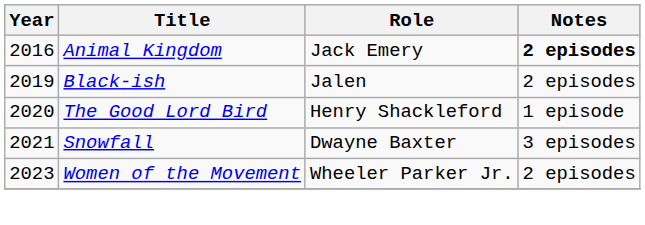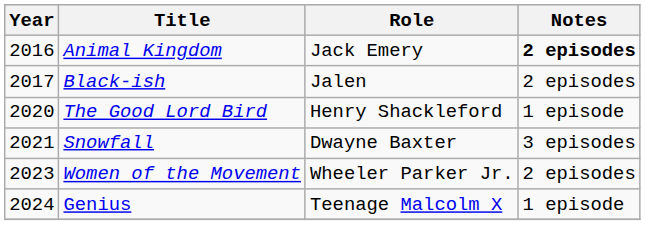(32, 82) 2019 -> (32, 82) 2017
+ row: (97, 204)
